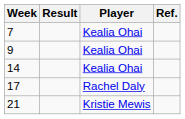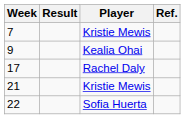(113, 31) Kealia Ohai -> (117, 31) Kristie Mewis
- row: (13, 68)
+ row: (13, 104)
